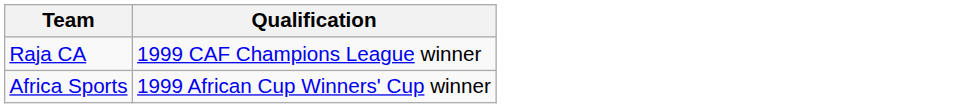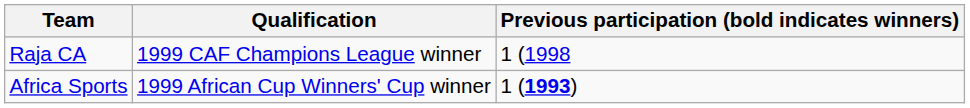+ column: (730, 20)
